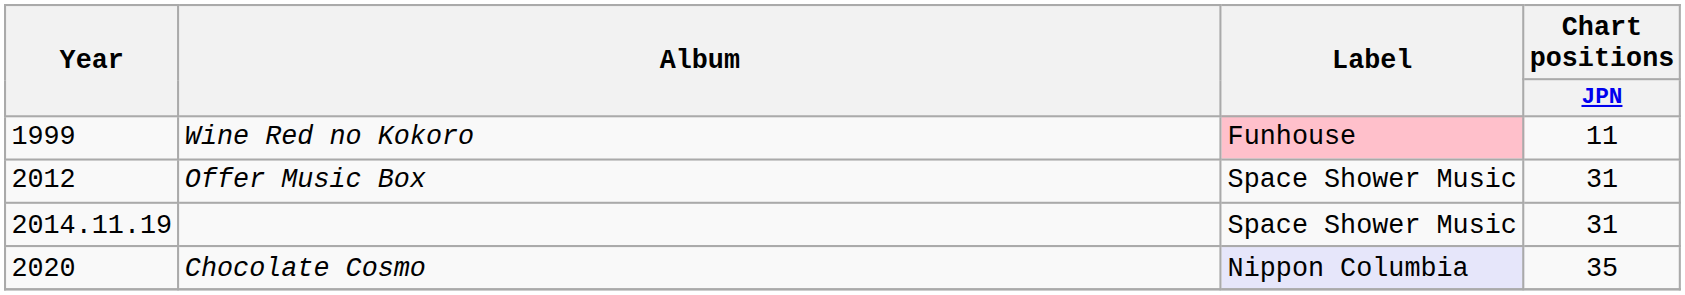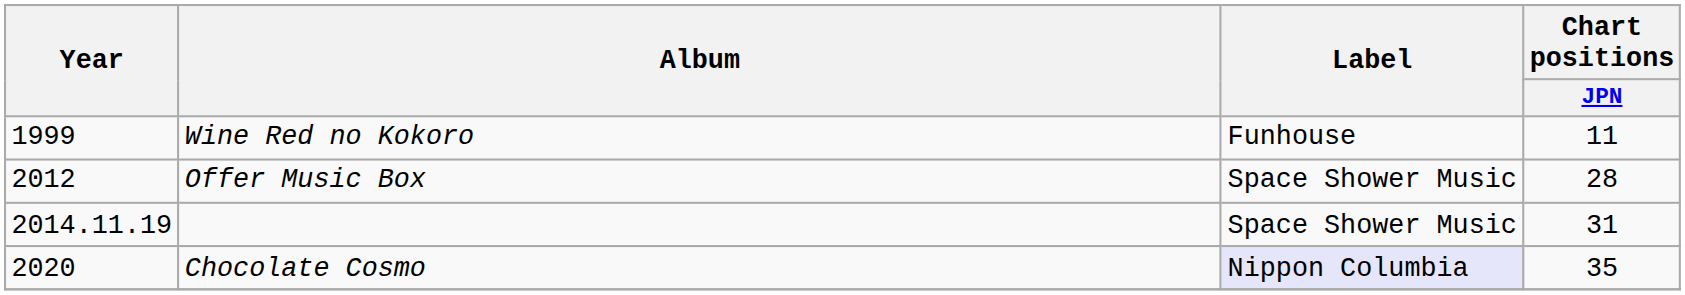(1292, 137) pink background -> (1292, 137) no background
(1602, 181) 31 -> (1602, 181) 28
